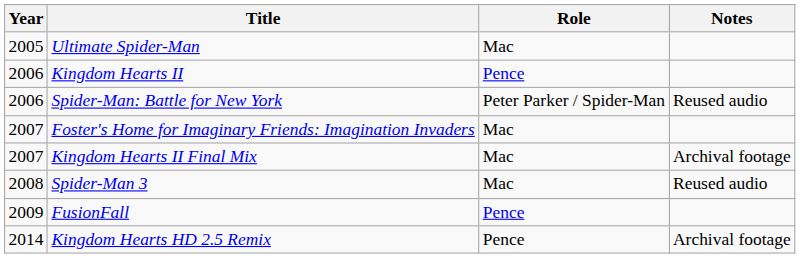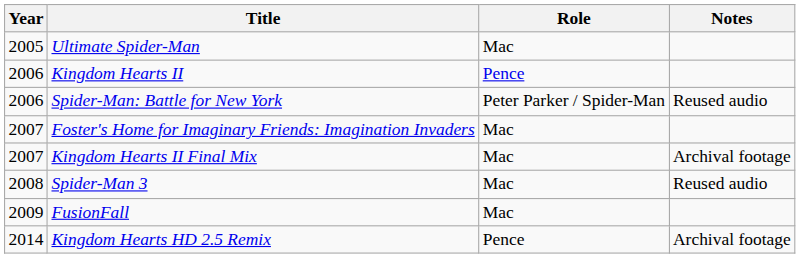(504, 211) Pence -> (498, 211) Mac
